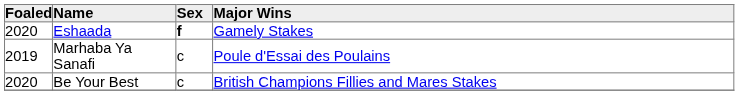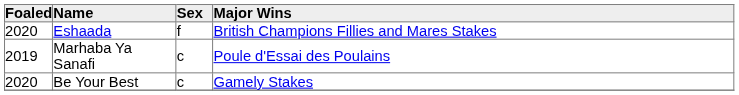(179, 31) bold -> (179, 31) normal
(263, 31) Gamely Stakes -> (355, 31) British Champions Fillies and Mares Stakes
(355, 82) British Champions Fillies and Mares Stakes -> (263, 82) Gamely Stakes
